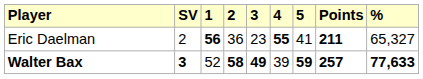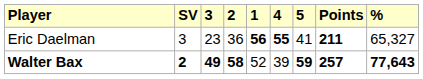columns swapped: (209, 16) <-> (254, 16)
(182, 39) 2 -> (182, 39) 3
(182, 62) 3 -> (182, 62) 2
(392, 62) 77,633 -> (392, 62) 77,643
